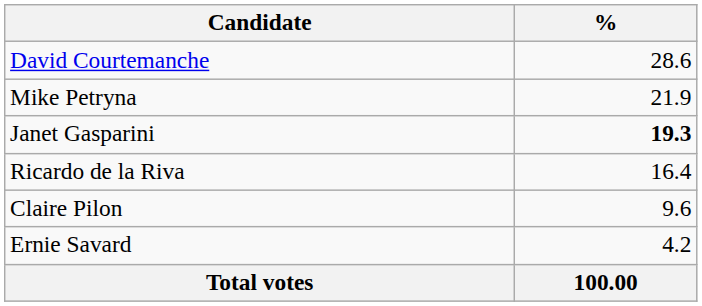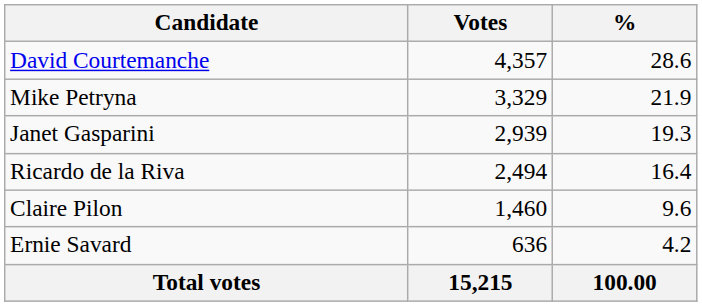+ column: (480, 23)
(671, 134) bold -> (671, 134) normal
